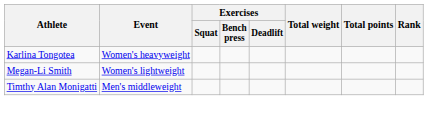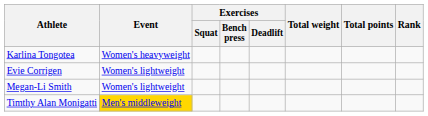+ row: (34, 71)
(142, 87) no background -> (142, 103) gold background
